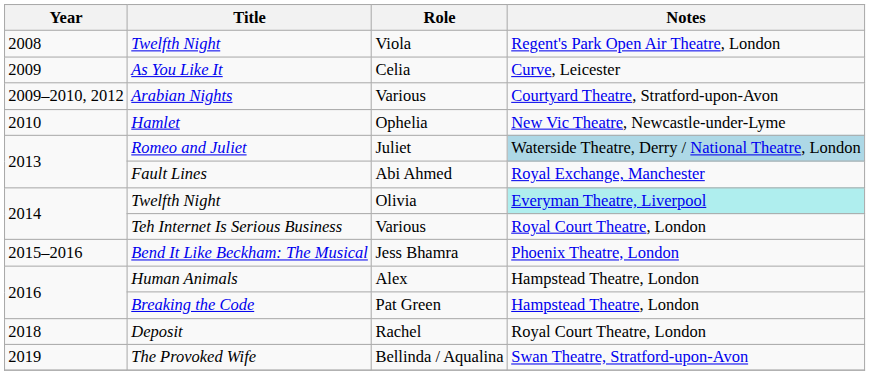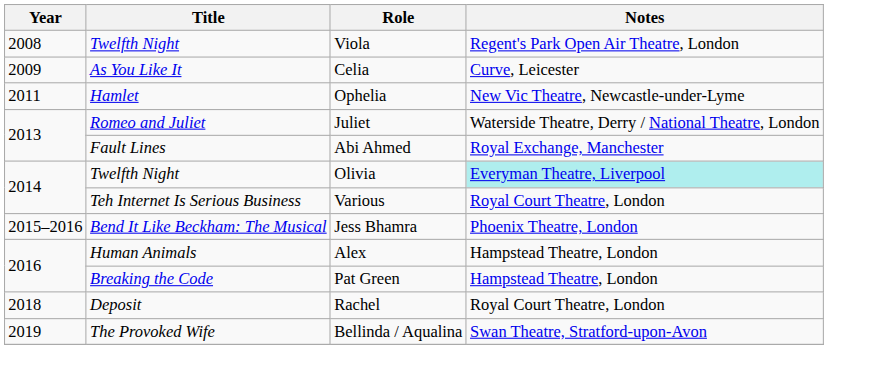- row: (182, 95)
(25, 122) 2010 -> (24, 95) 2011
(686, 148) lightblue background -> (645, 122) no background
